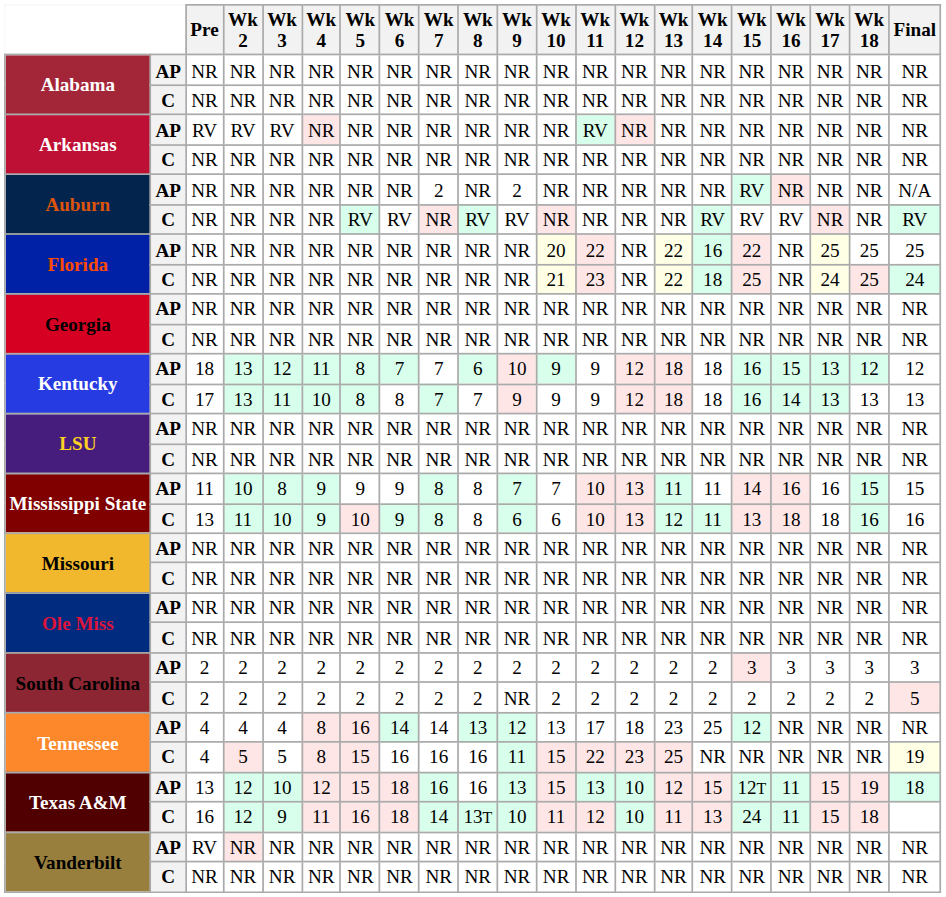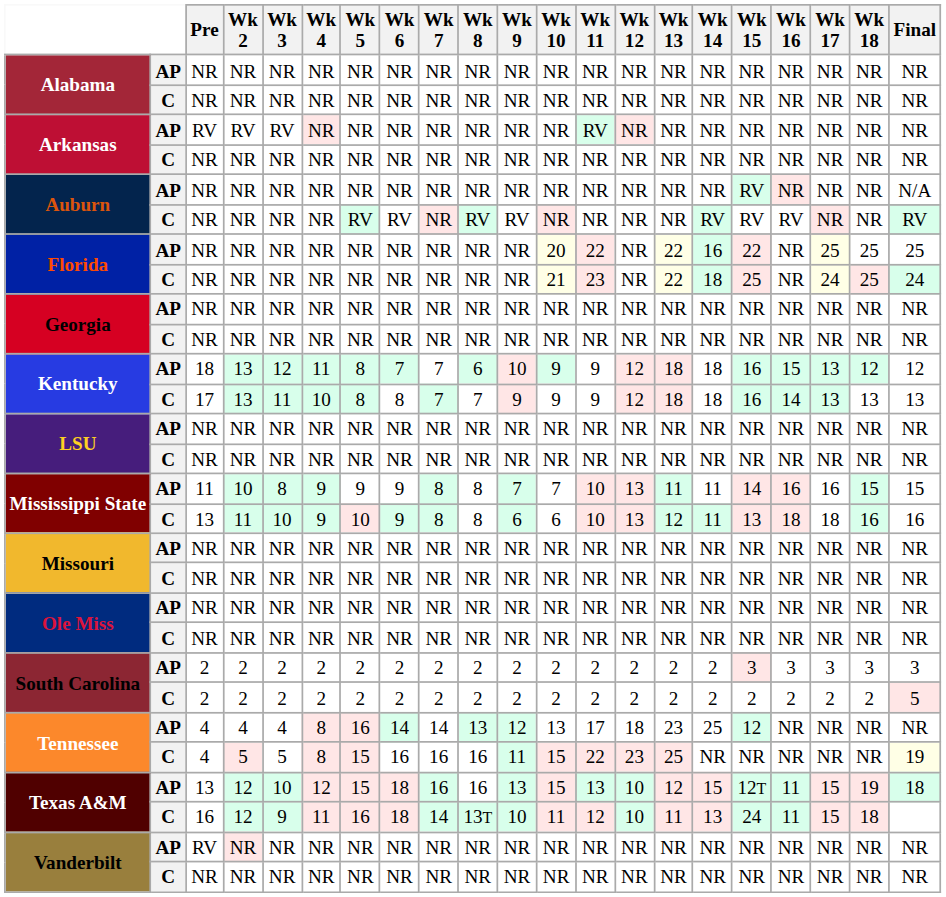(439, 190) 2 -> (439, 190) NR
(517, 190) 2 -> (517, 190) NR
(517, 698) NR -> (517, 698) 2
